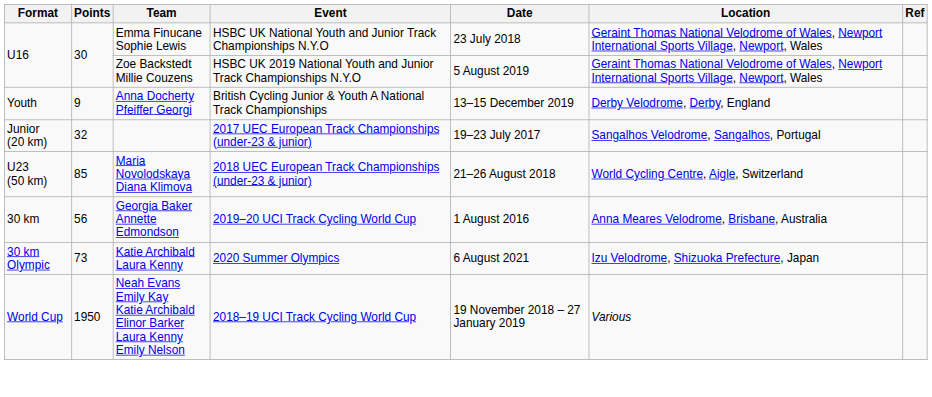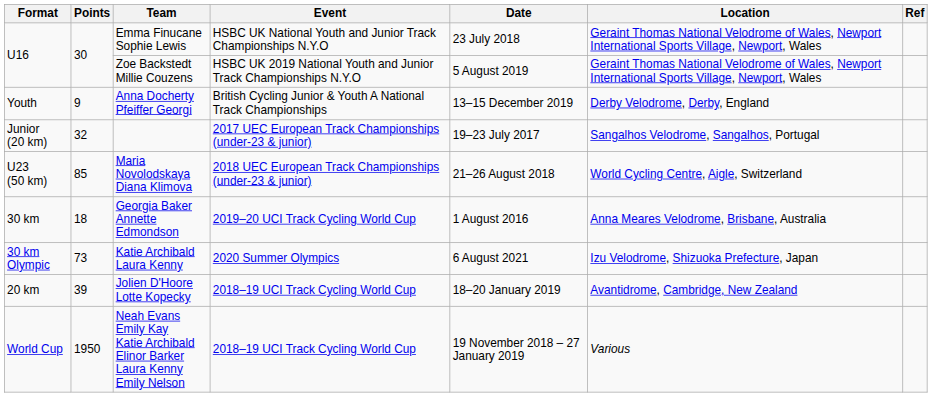(81, 219) 56 -> (81, 219) 18
+ row: (154, 290)
